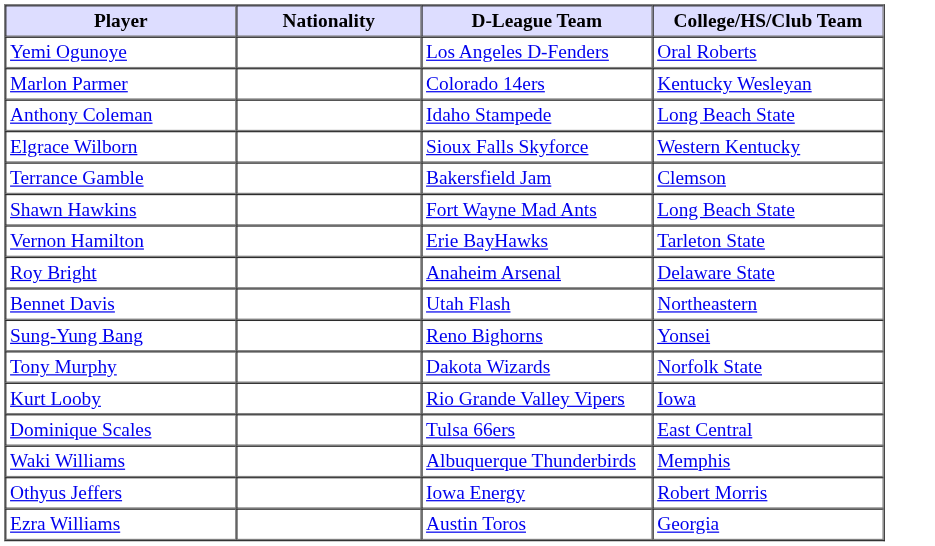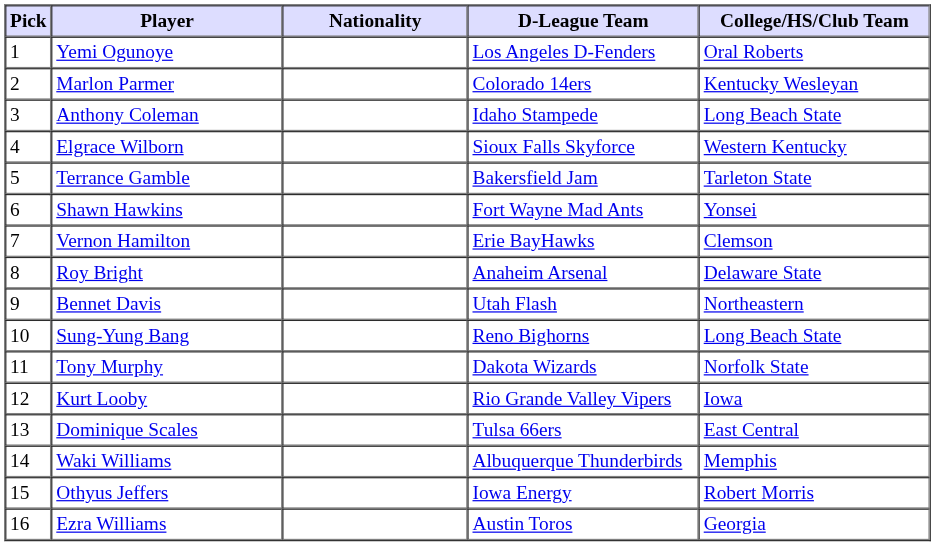+ column: (28, 20)
(692, 178) Clemson -> (758, 178) Tarleton State
(726, 209) Long Beach State -> (730, 209) Yonsei
(711, 241) Tarleton State -> (738, 241) Clemson
(684, 335) Yonsei -> (773, 335) Long Beach State
